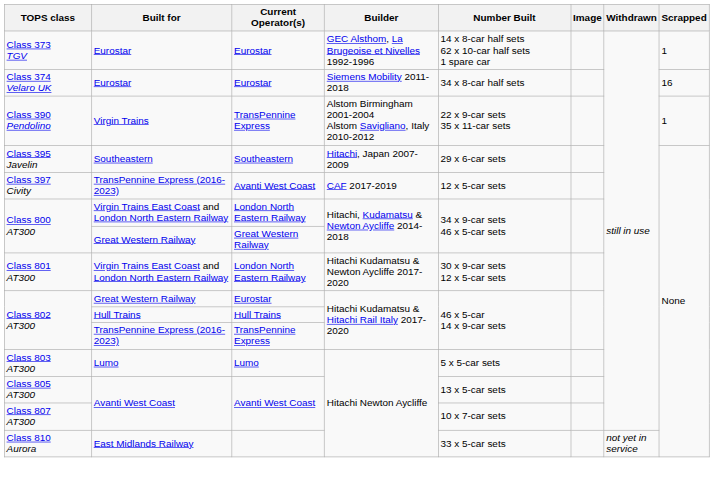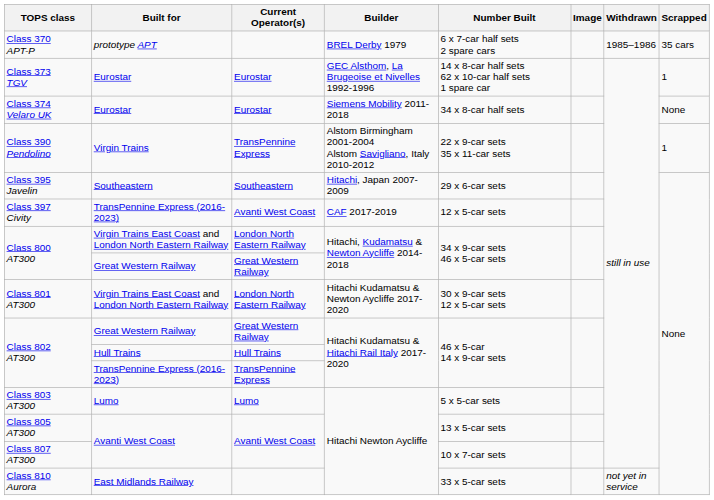+ row: (29, 44)
(667, 82) 16 -> (673, 109) None
(253, 299) Eurostar -> (266, 331) Great Western Railway
